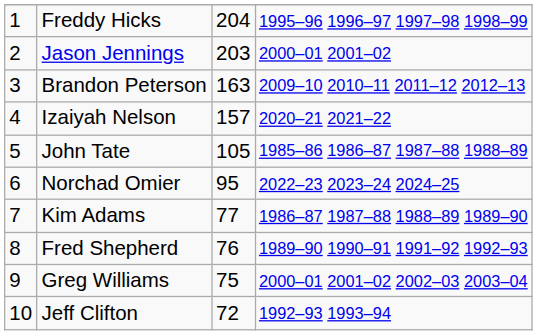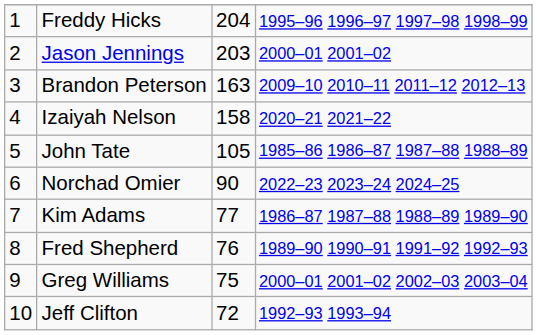(233, 118) 157 -> (233, 118) 158
(228, 183) 95 -> (228, 183) 90
